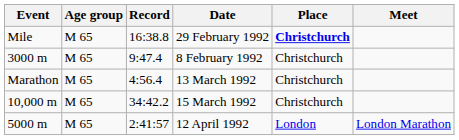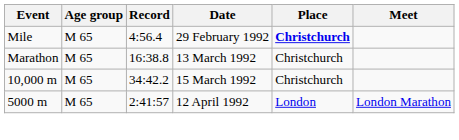(149, 37) 16:38.8 -> (146, 37) 4:56.4
- row: (219, 58)
(146, 80) 4:56.4 -> (149, 58) 16:38.8
